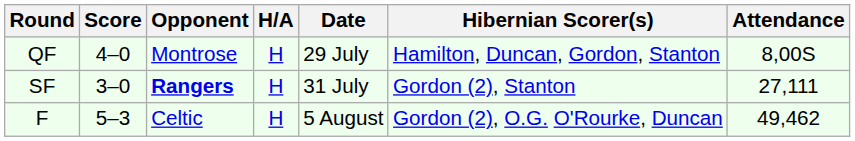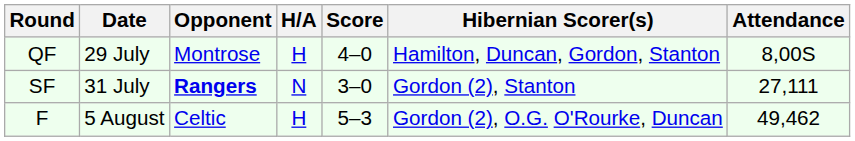columns swapped: (343, 20) <-> (113, 20)
(276, 86) H -> (299, 86) N
